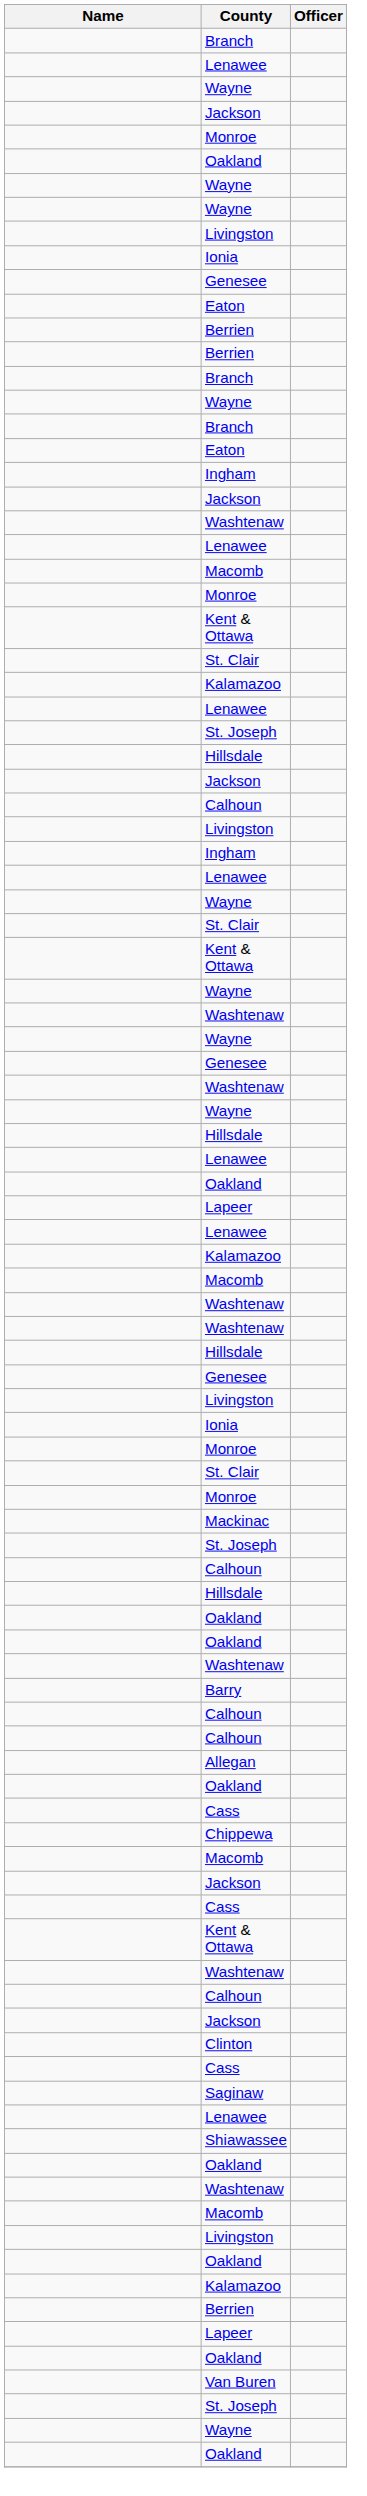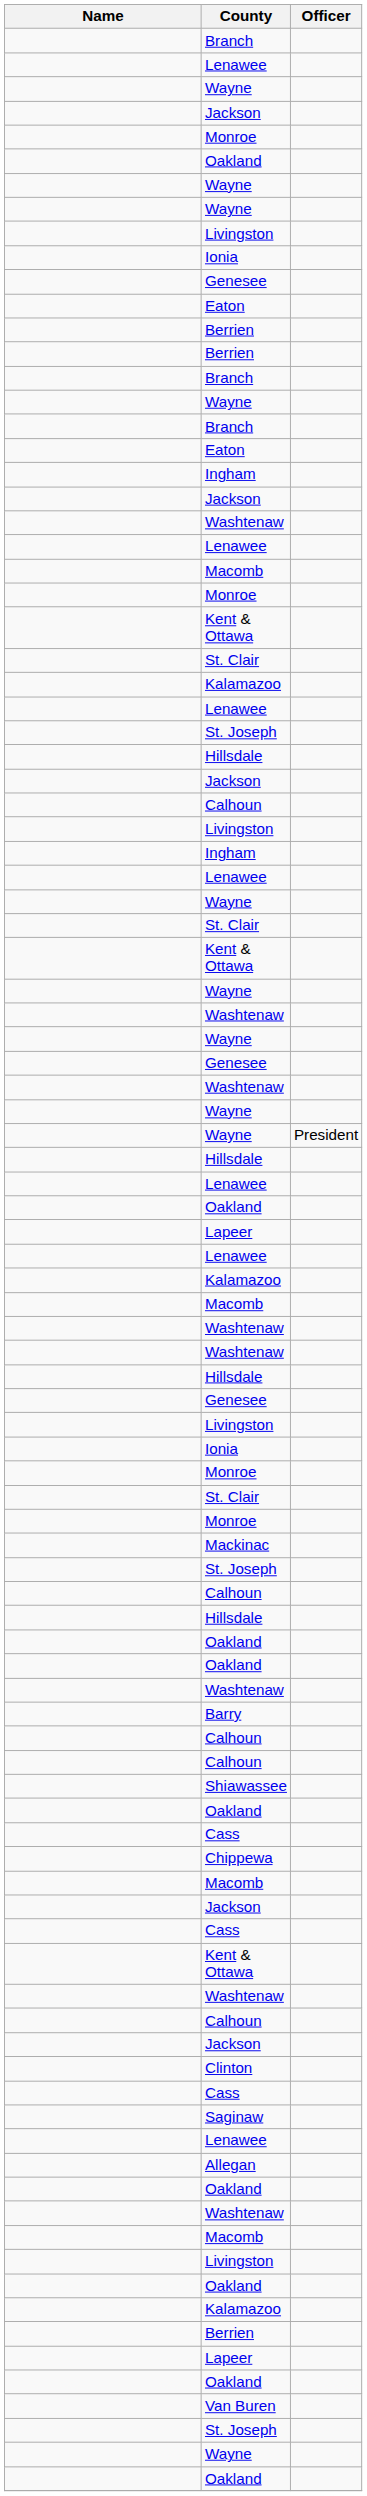+ row: (228, 1135)
rows swapped: (246, 2140) <-> (230, 1762)
